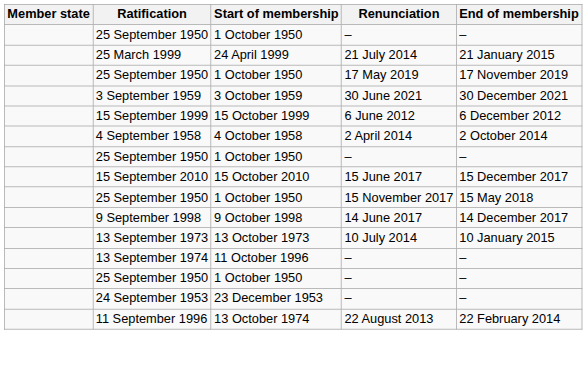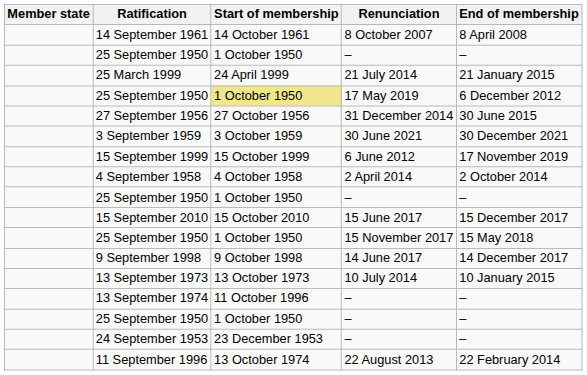+ row: (152, 34)
(258, 75) no background -> (258, 95) khaki background
(514, 75) 17 November 2019 -> (510, 95) 6 December 2012
+ row: (152, 116)
(510, 116) 6 December 2012 -> (514, 156) 17 November 2019
